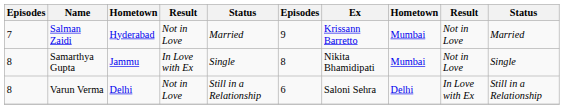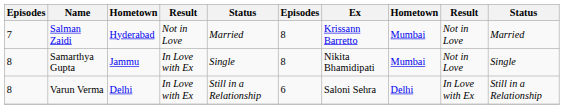(283, 34) 9 -> (283, 34) 8
(175, 90) Not in Love -> (178, 90) In Love with Ex
